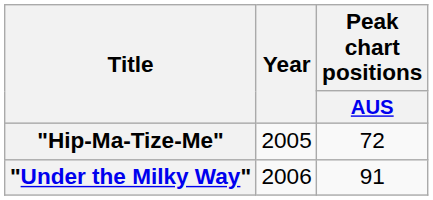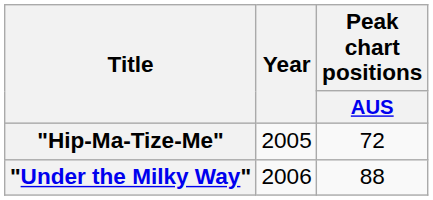(372, 176) 91 -> (372, 176) 88
